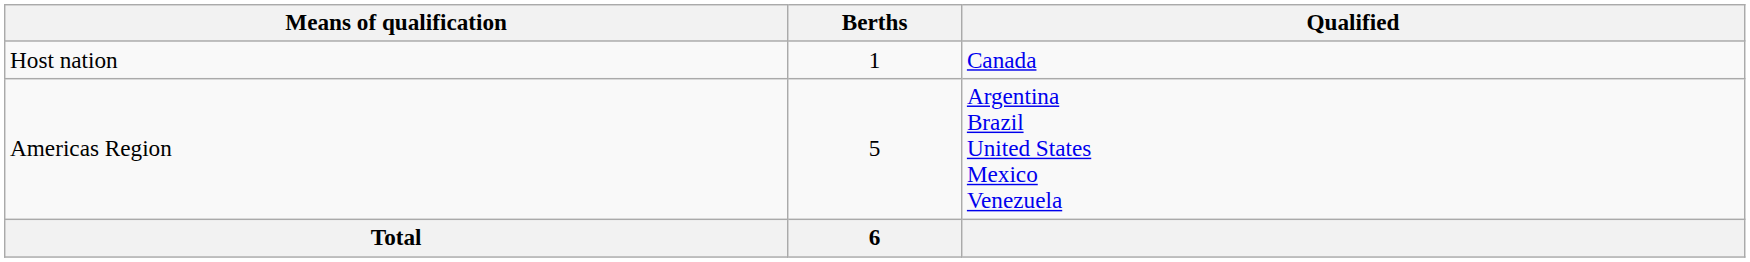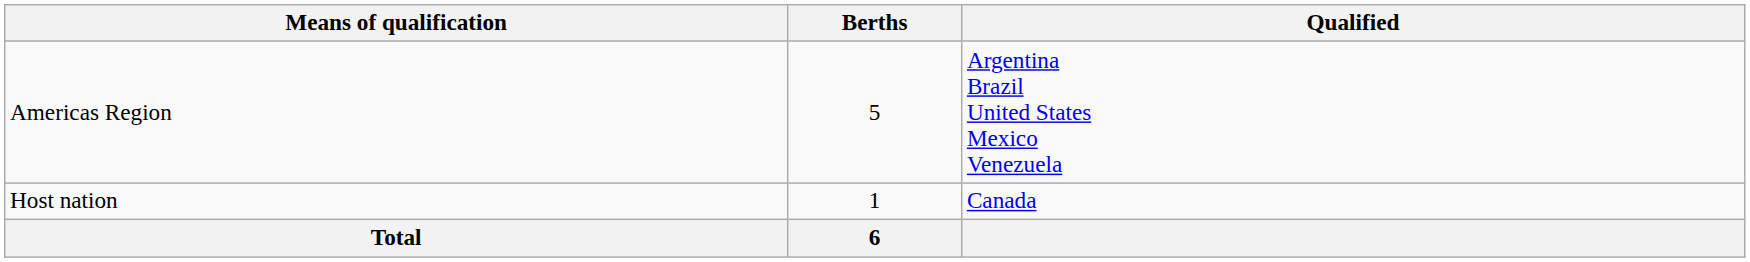rows swapped: (64, 59) <-> (91, 148)
